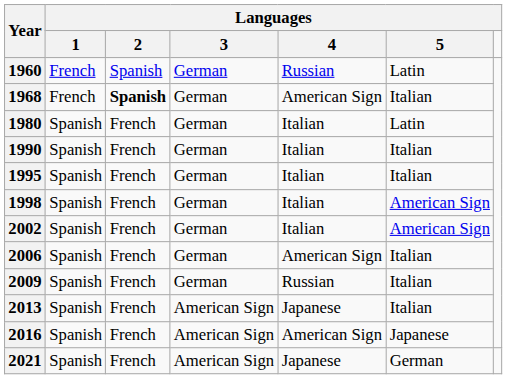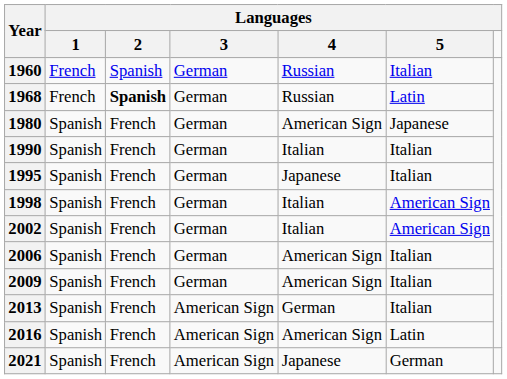(407, 70) Latin -> (411, 70) Italian
(332, 96) American Sign -> (308, 96) Russian
(411, 96) Italian -> (407, 96) Latin
(303, 123) Italian -> (332, 123) American Sign
(407, 123) Latin -> (419, 123) Japanese
(303, 176) Italian -> (311, 176) Japanese
(308, 281) Russian -> (332, 281) American Sign
(311, 307) Japanese -> (309, 307) German
(419, 334) Japanese -> (407, 334) Latin
